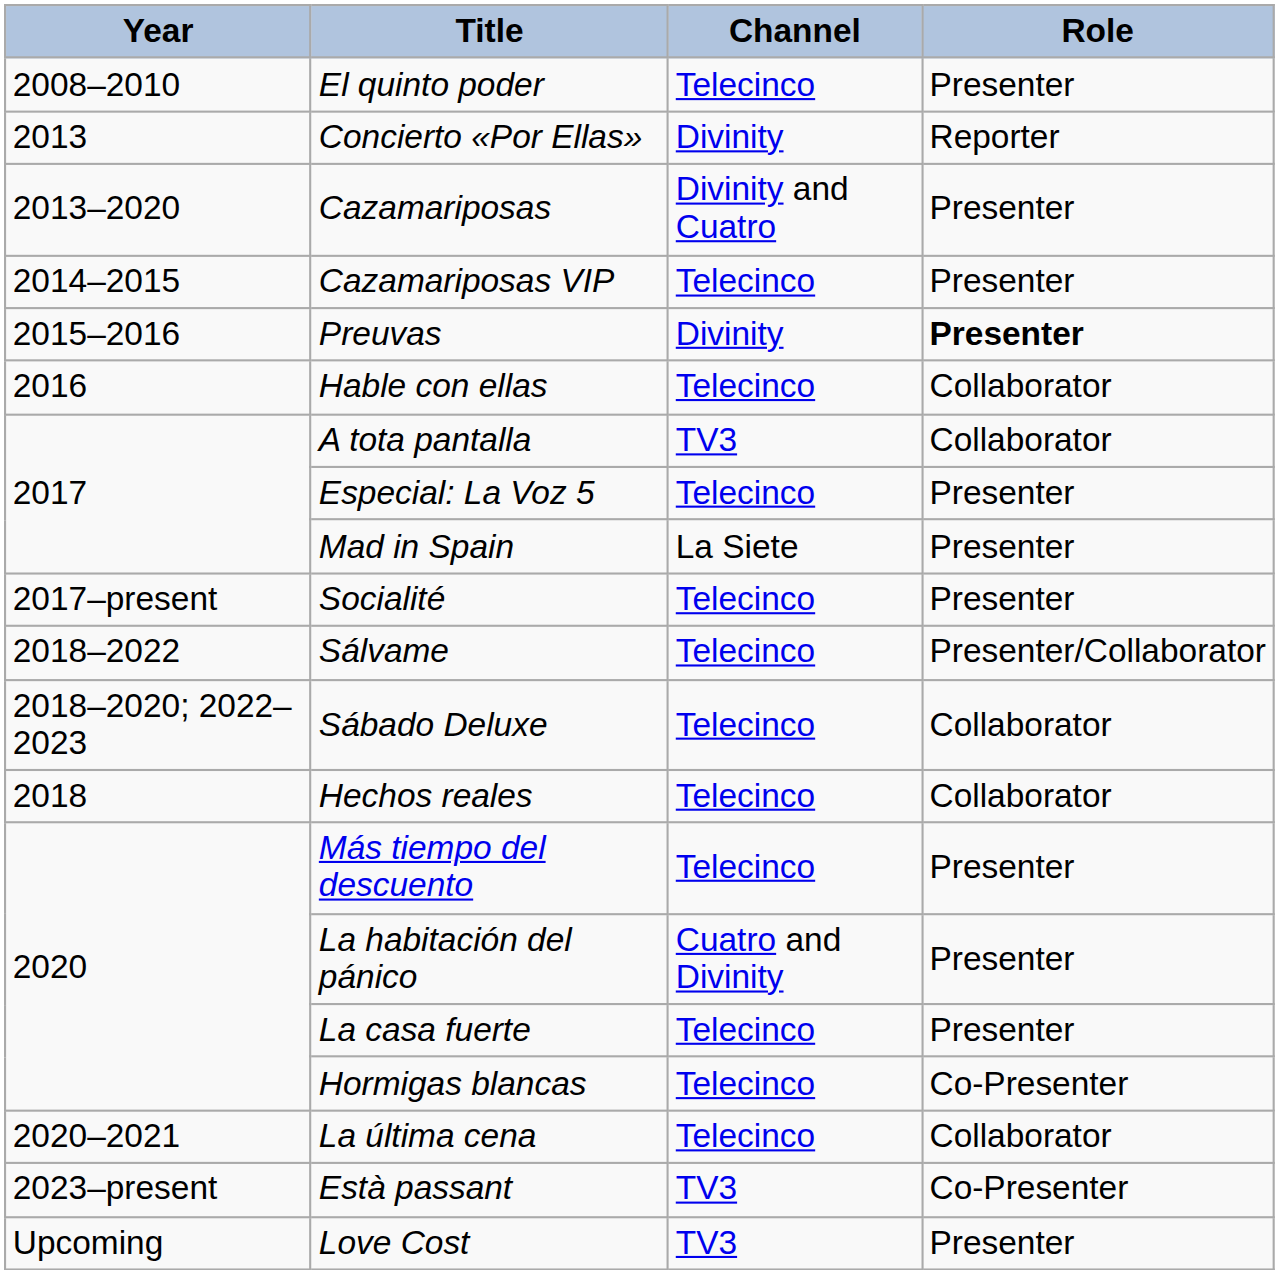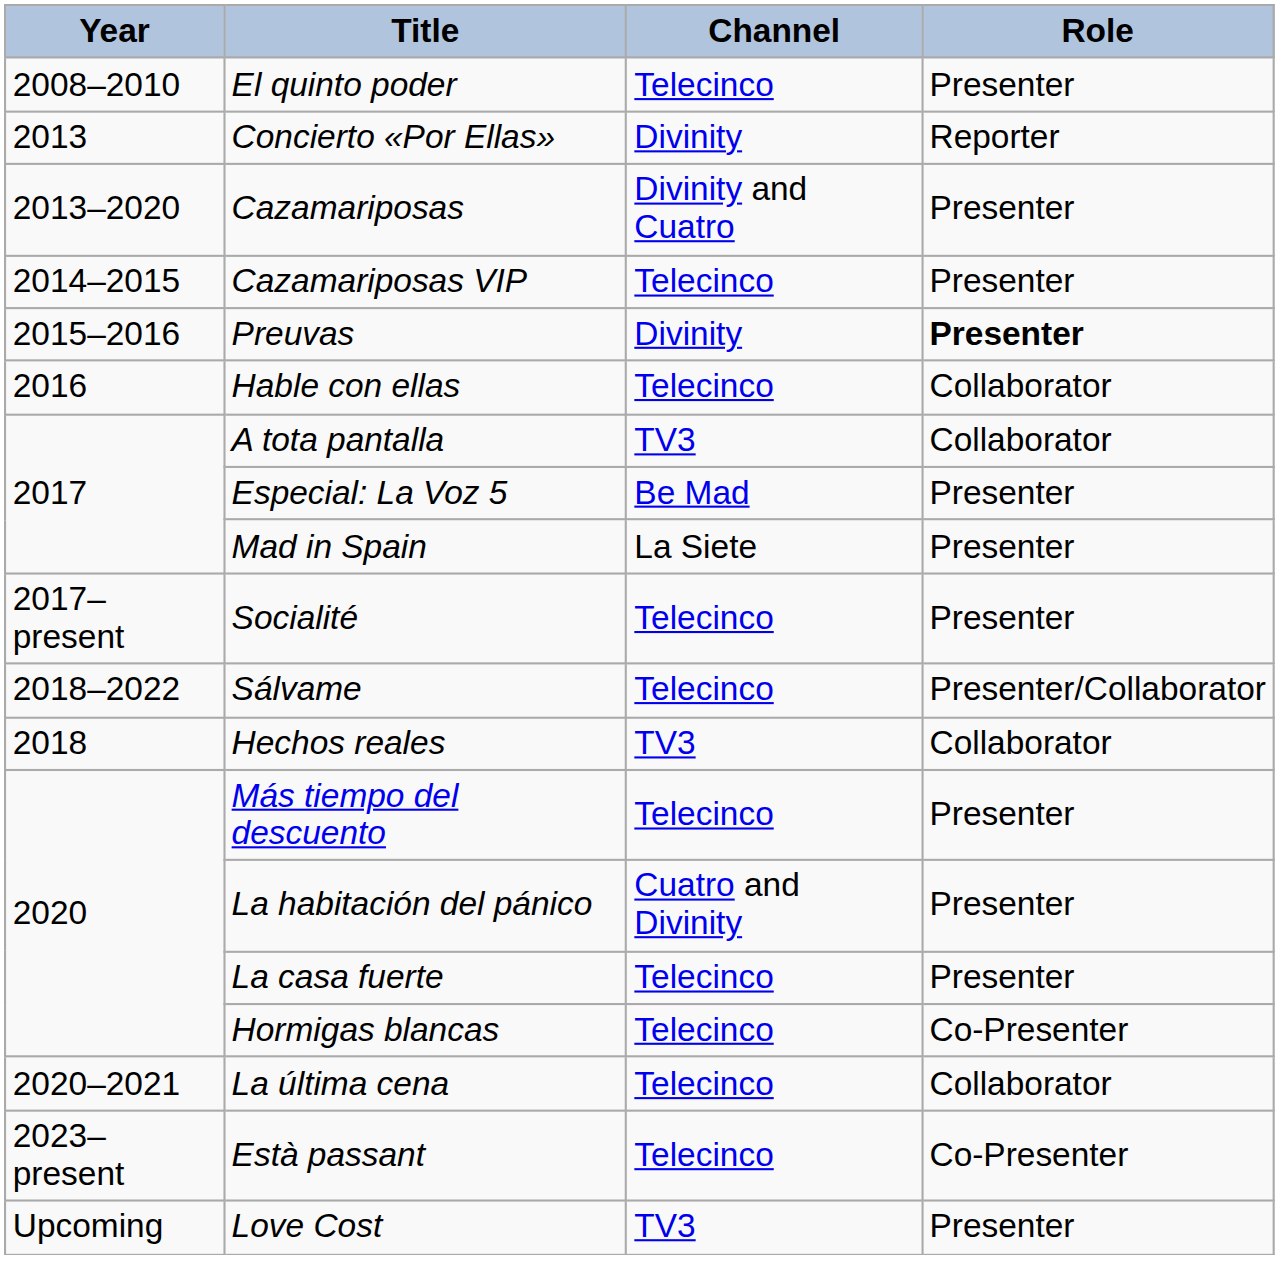(745, 492) Telecinco -> (692, 492) Be Mad
- row: (433, 723)
(745, 795) Telecinco -> (665, 742) TV3
(706, 1189) TV3 -> (704, 1154) Telecinco
